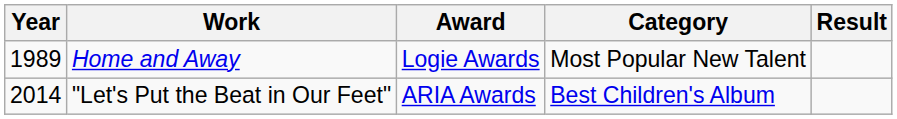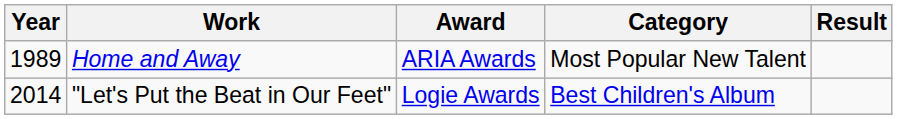(471, 59) Logie Awards -> (469, 59) ARIA Awards
(469, 95) ARIA Awards -> (471, 95) Logie Awards
